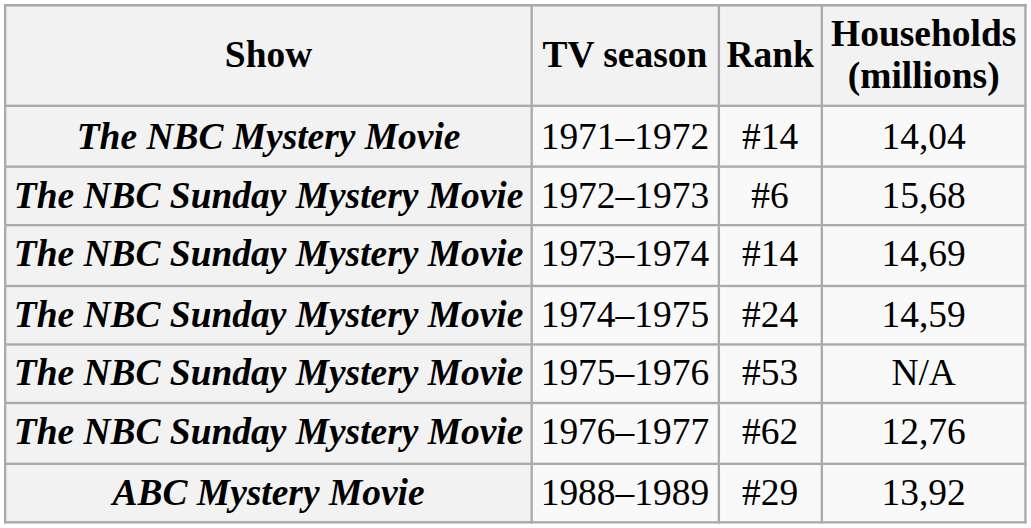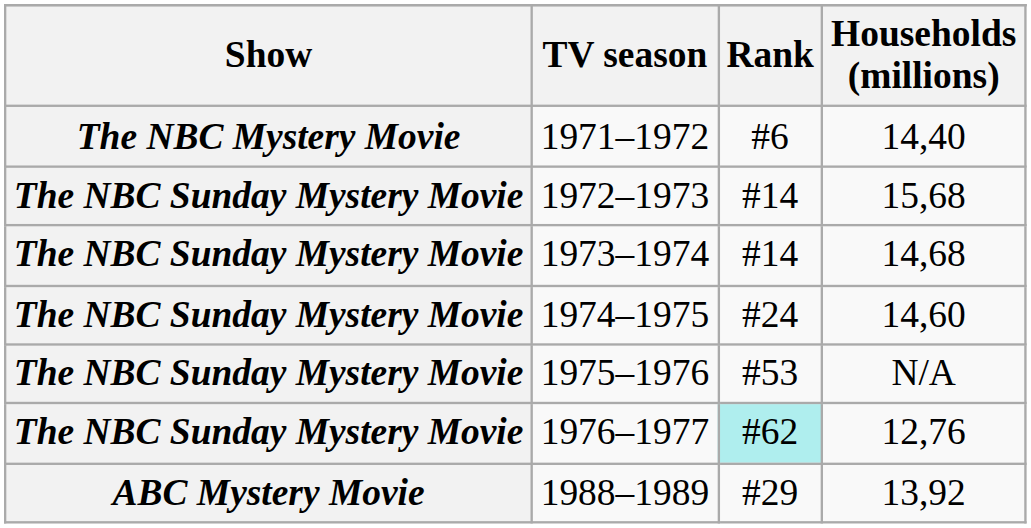(770, 135) #14 -> (770, 135) #6
(924, 135) 14,04 -> (924, 135) 14,40
(770, 195) #6 -> (770, 195) #14
(924, 254) 14,69 -> (924, 254) 14,68
(924, 313) 14,59 -> (924, 313) 14,60
(770, 432) no background -> (770, 432) paleturquoise background
